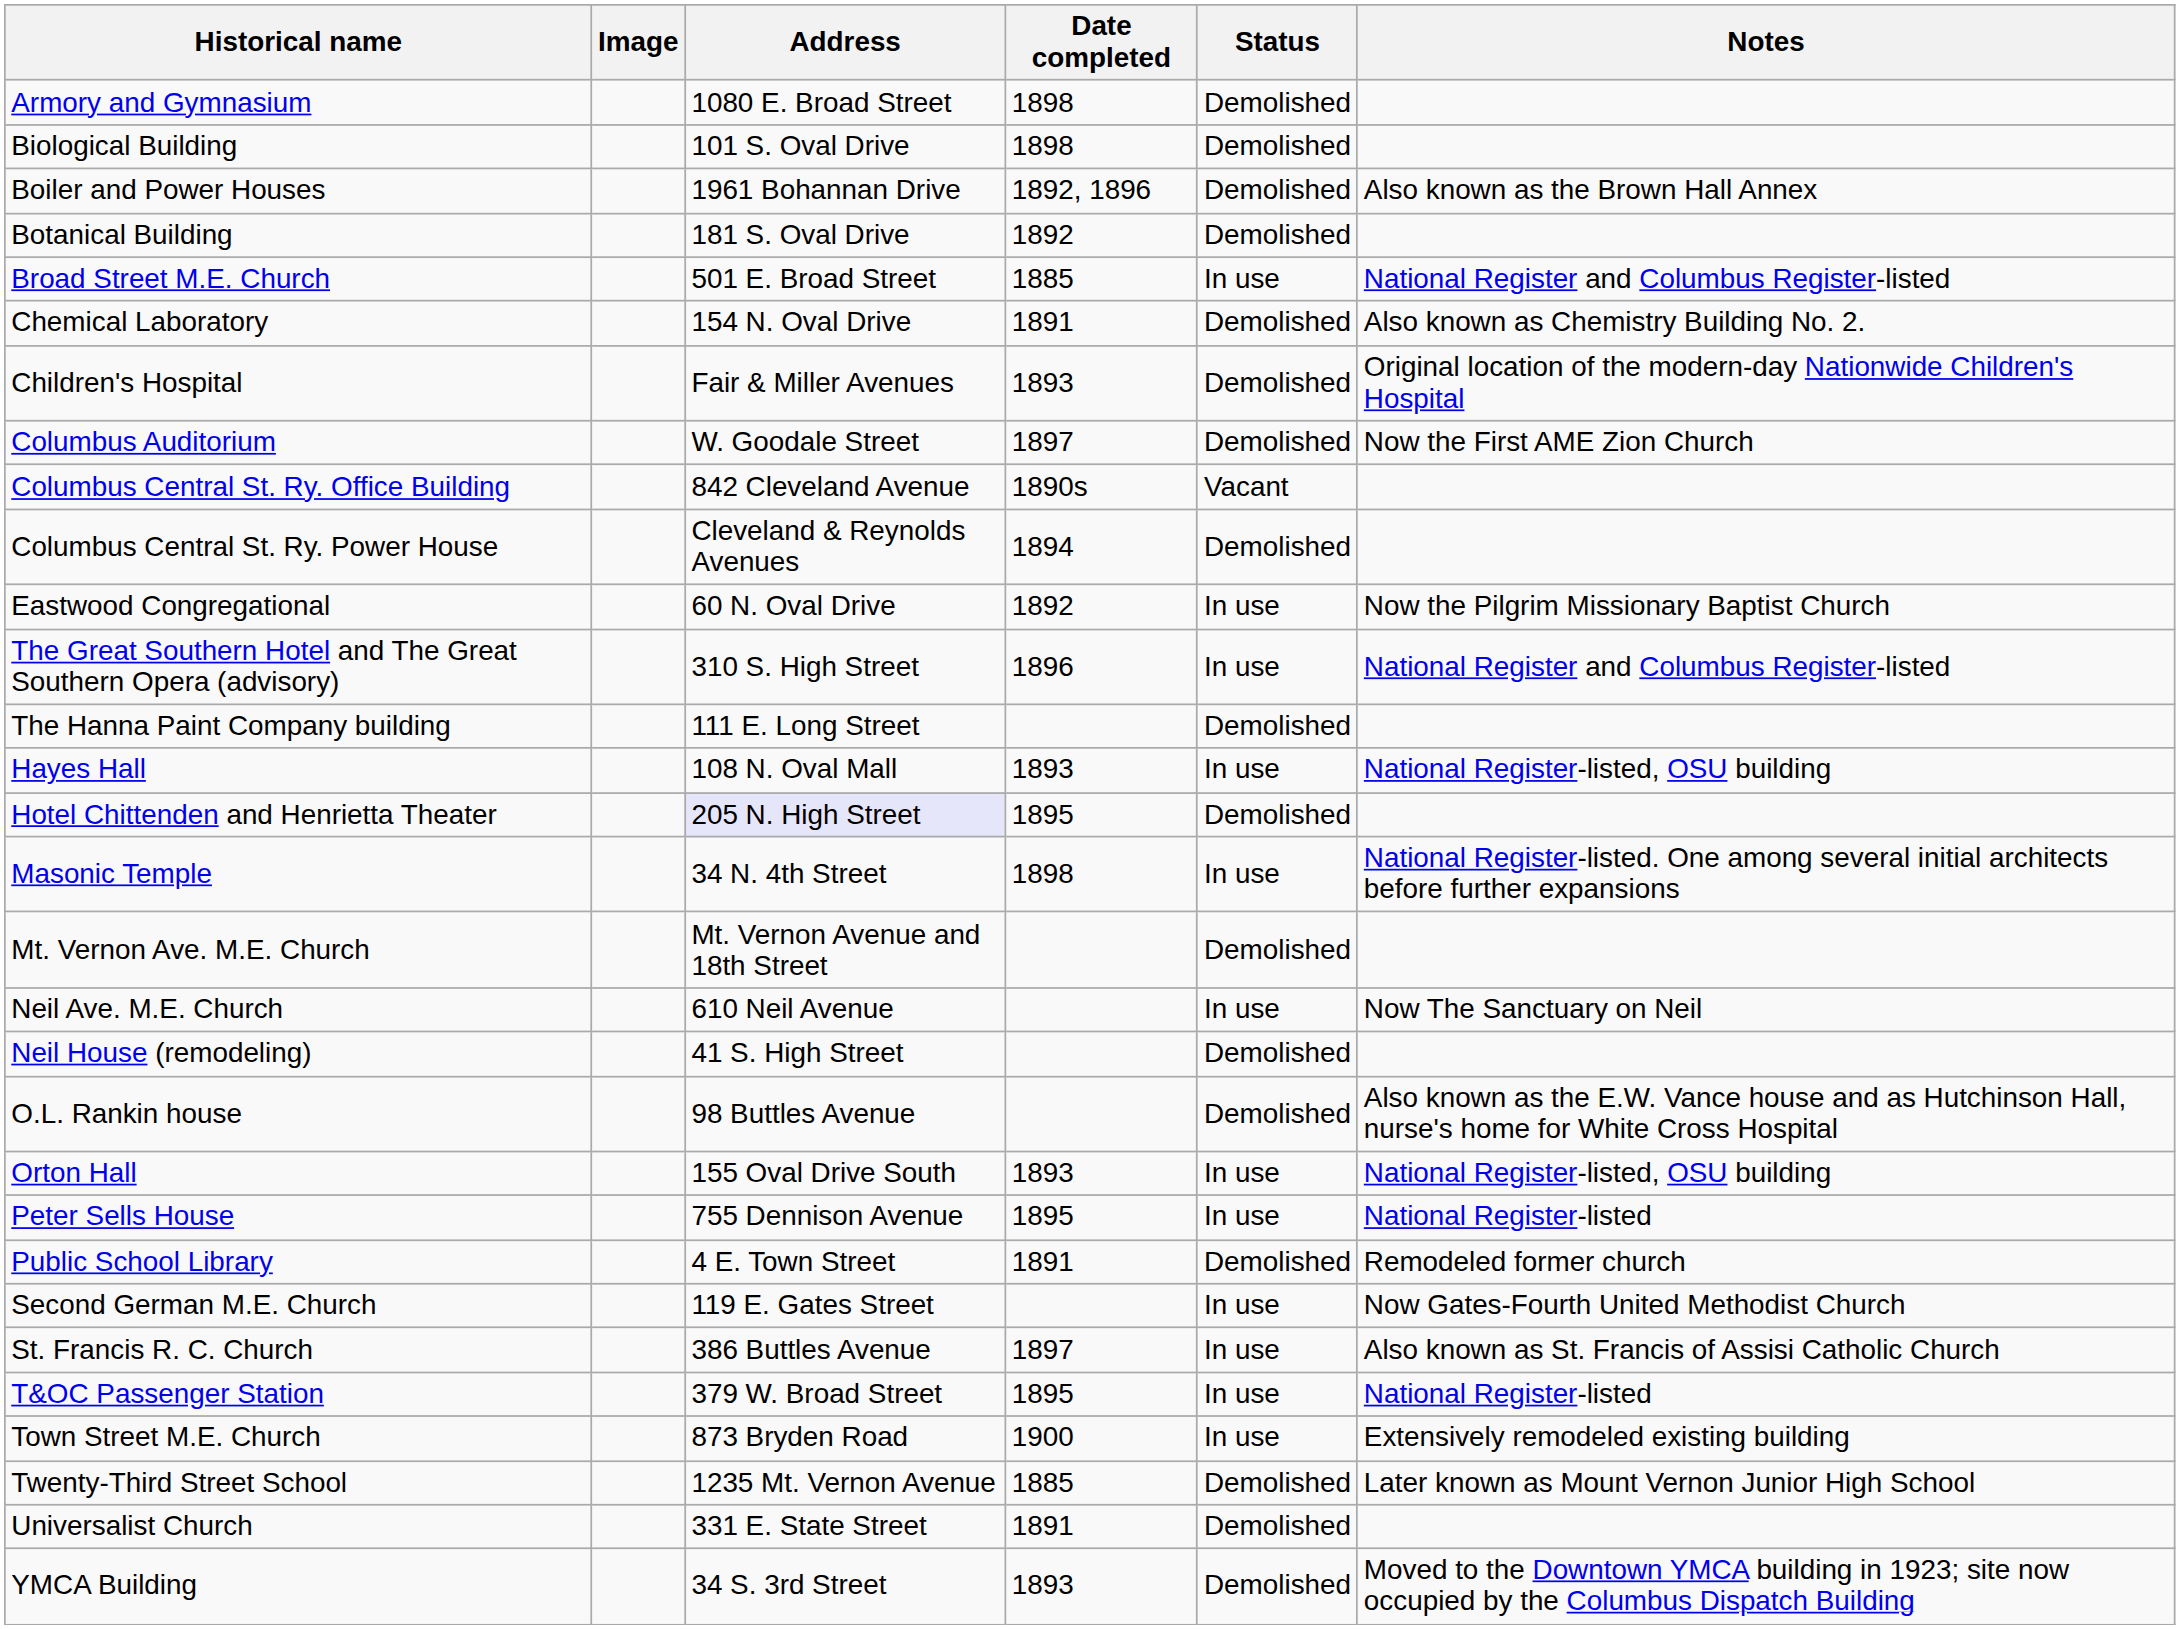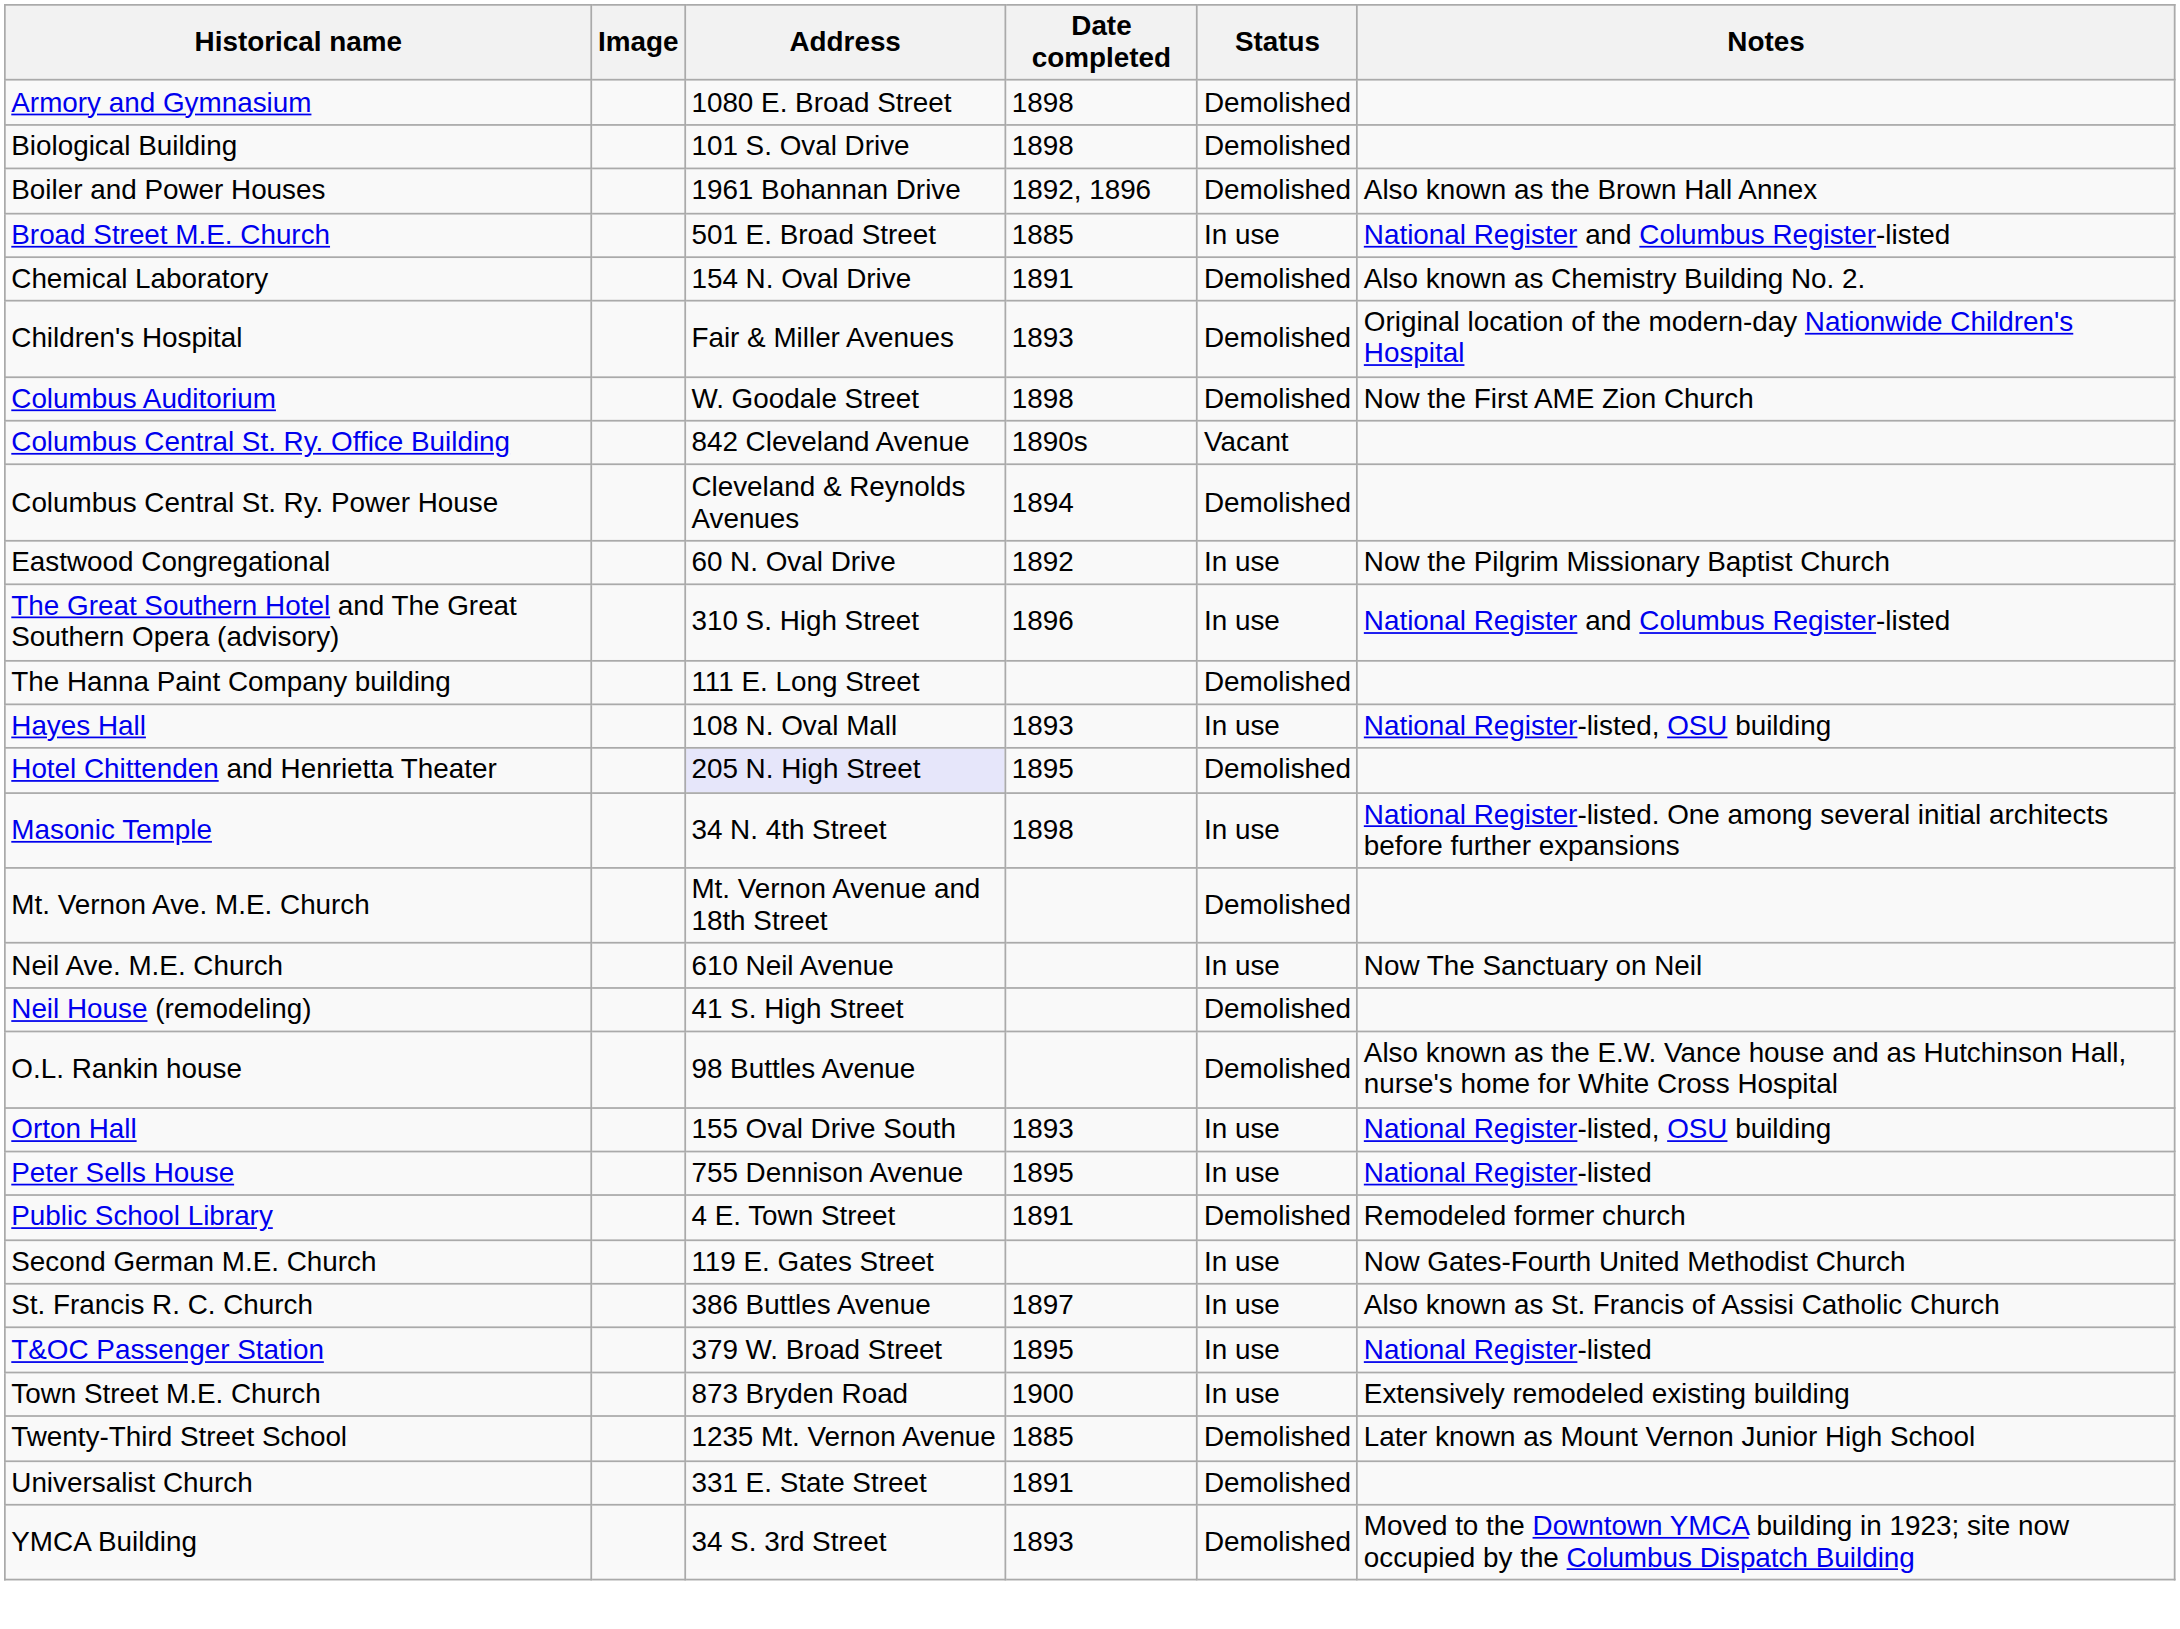- row: (122, 234)
(1043, 442) 1897 -> (1043, 398) 1898
